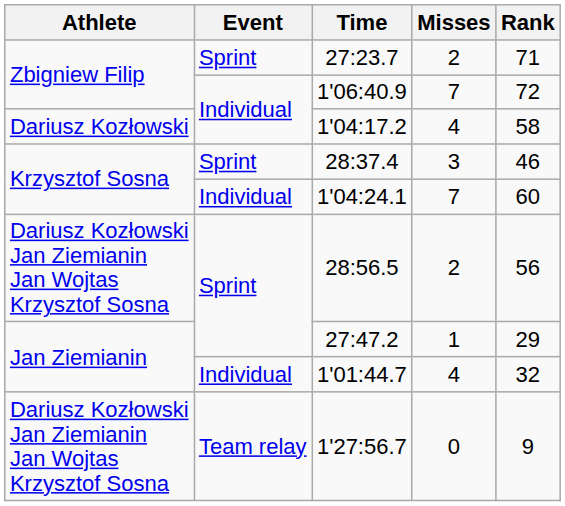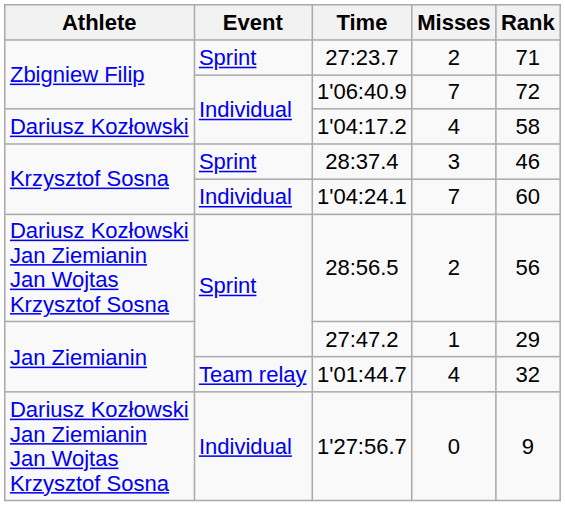(245, 374) Individual -> (253, 374) Team relay
(253, 446) Team relay -> (245, 446) Individual
